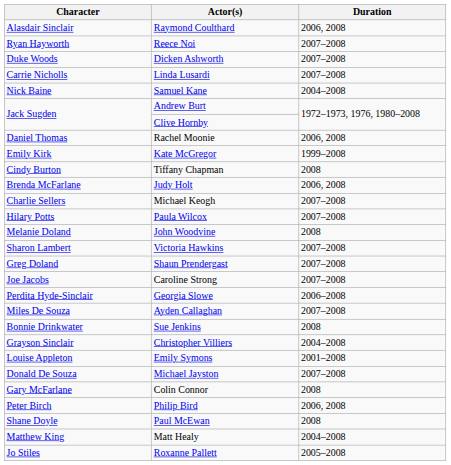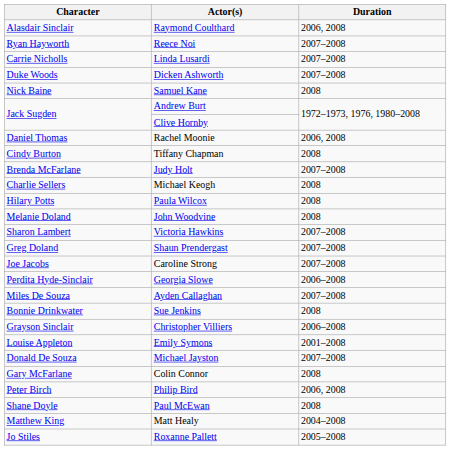rows swapped: (189, 59) <-> (182, 75)
(323, 91) 2004–2008 -> (311, 91) 2008
- row: (185, 153)
(323, 185) 2006, 2008 -> (323, 169) 2007–2008
(323, 201) 2007–2008 -> (311, 185) 2008
(323, 216) 2007–2008 -> (311, 201) 2008
(323, 342) 2004–2008 -> (323, 327) 2006–2008
